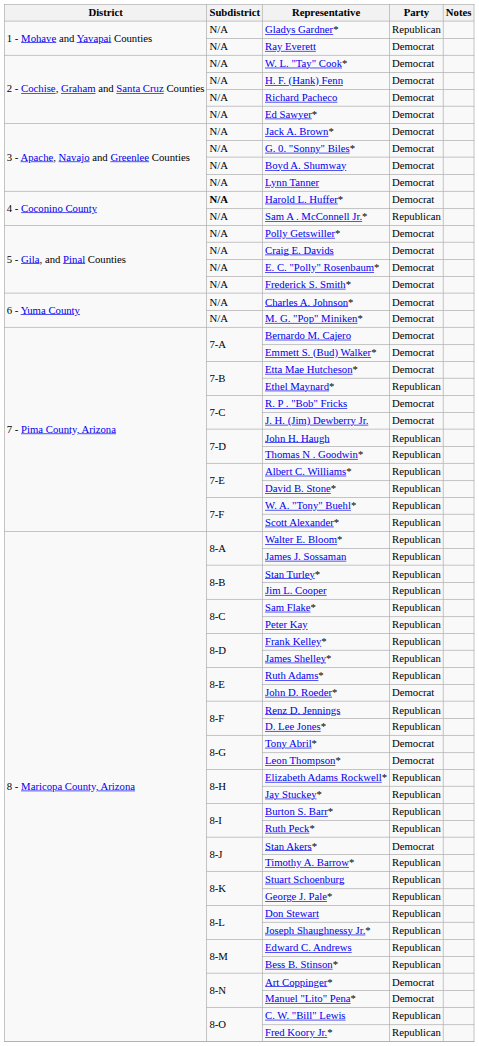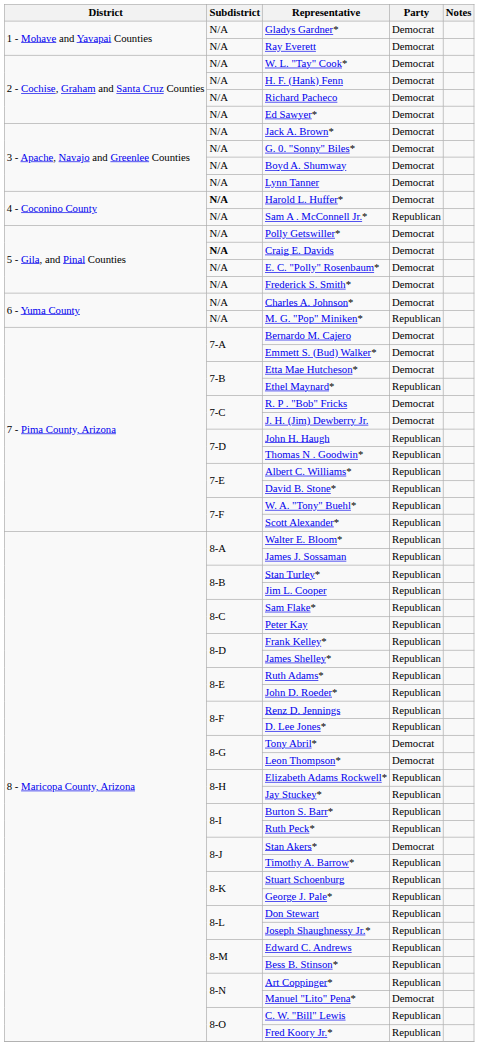(416, 30) Republican -> (413, 30) Democrat
(219, 251) normal -> (219, 251) bold
(413, 319) Democrat -> (416, 319) Republican
(413, 693) Democrat -> (416, 693) Republican
(413, 982) Democrat -> (416, 982) Republican
